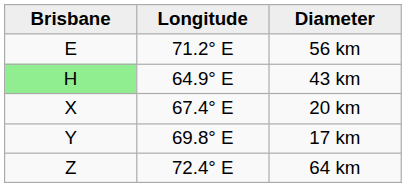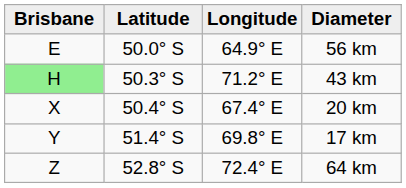+ column: (153, 19)
(203, 49) 71.2° E -> (252, 49) 64.9° E
(203, 78) 64.9° E -> (252, 78) 71.2° E
